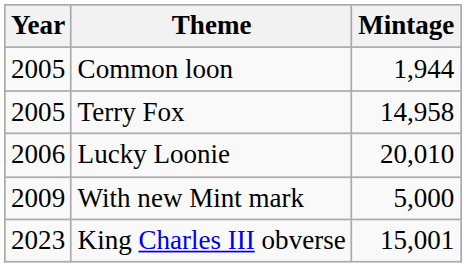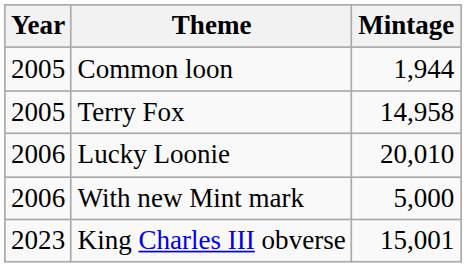(38, 197) 2009 -> (38, 197) 2006
